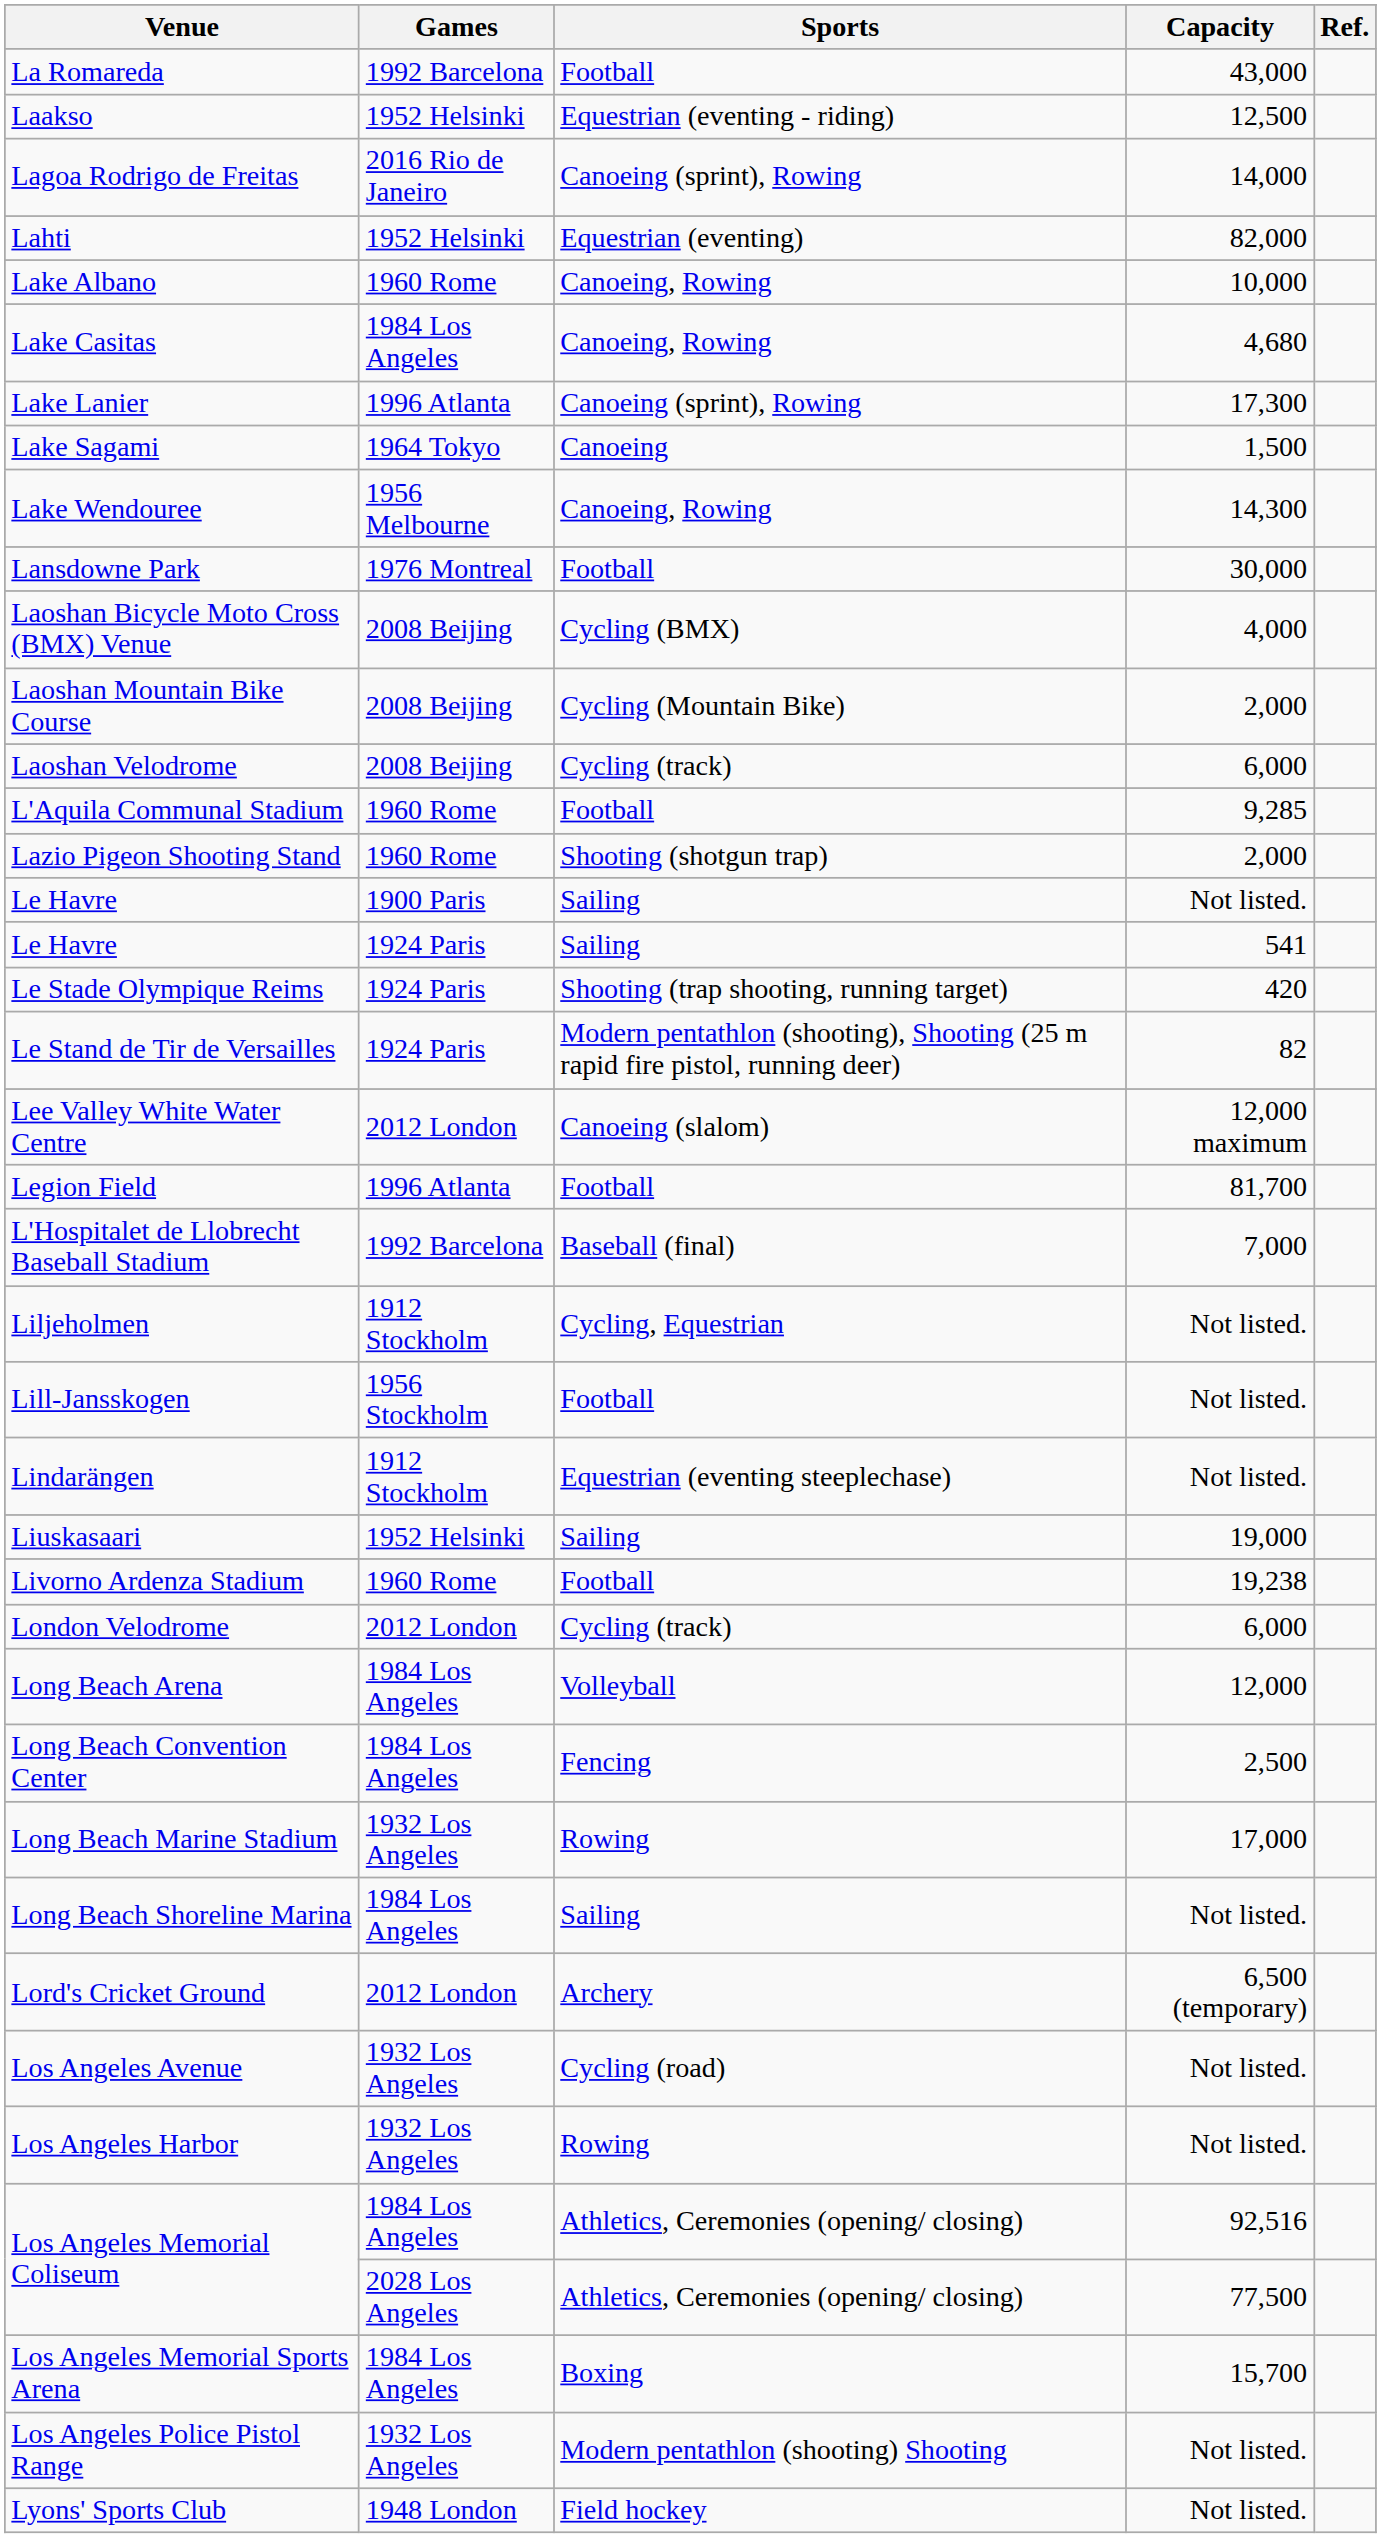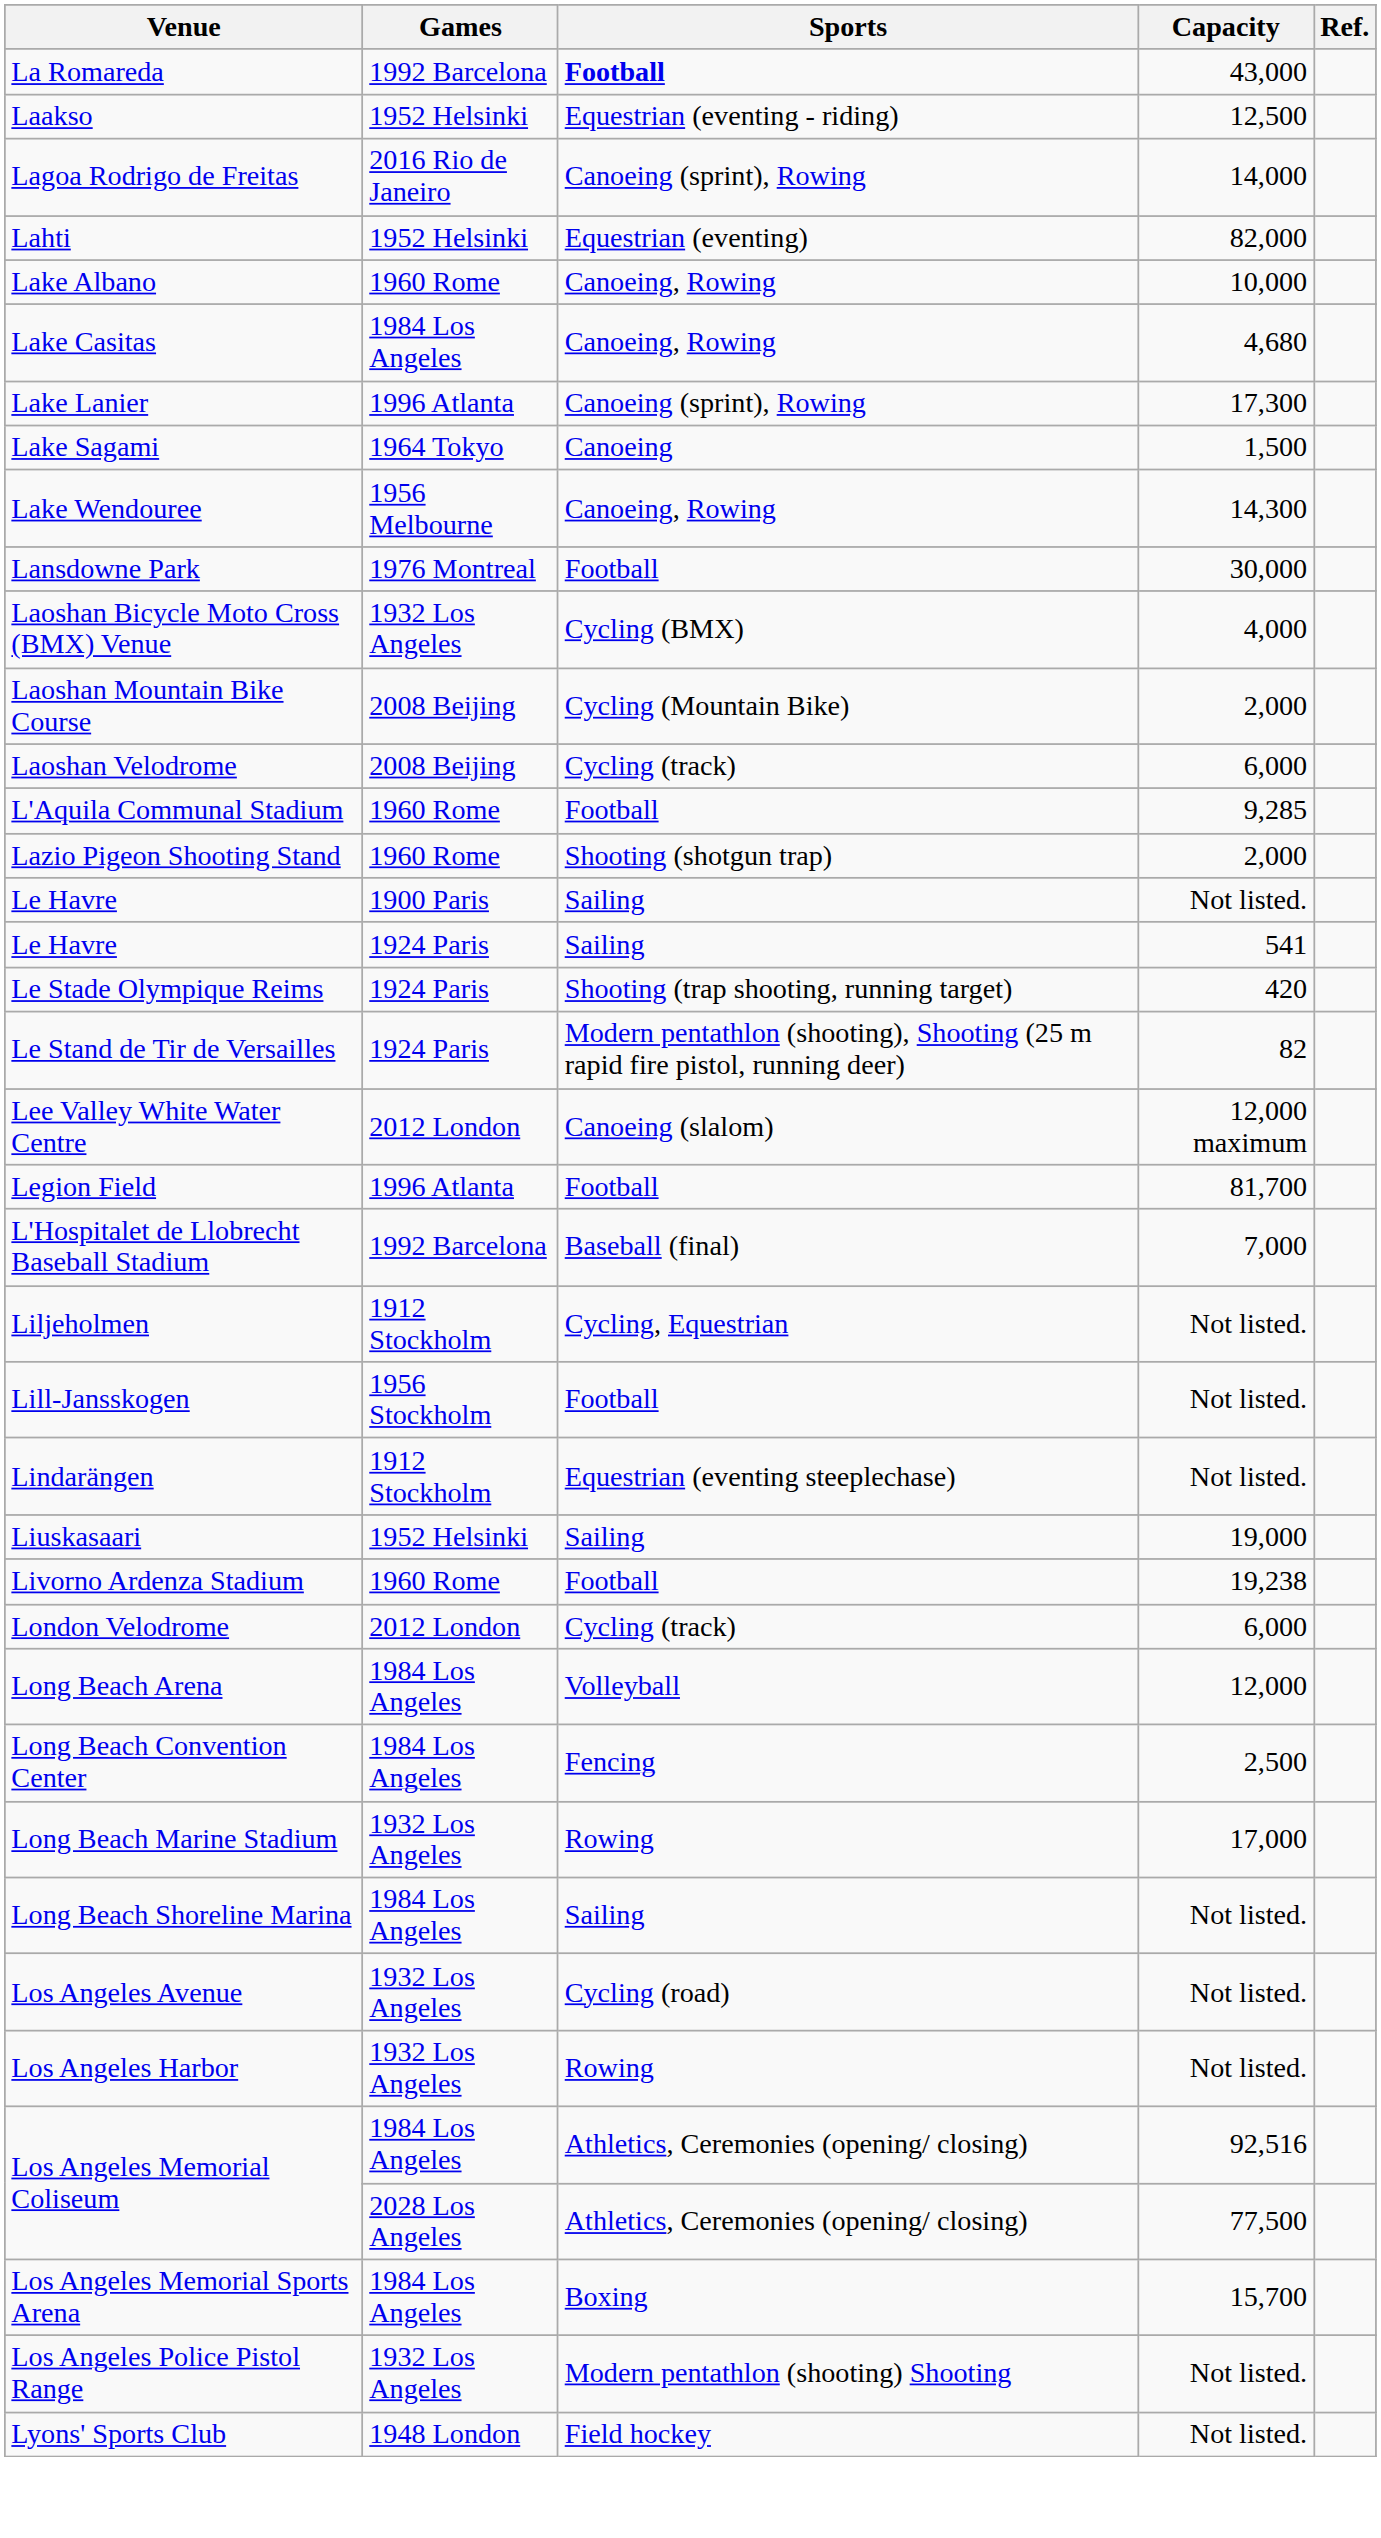(607, 71) normal -> (615, 71) bold
(439, 628) 2008 Beijing -> (422, 628) 1932 Los Angeles
- row: (138, 1991)
